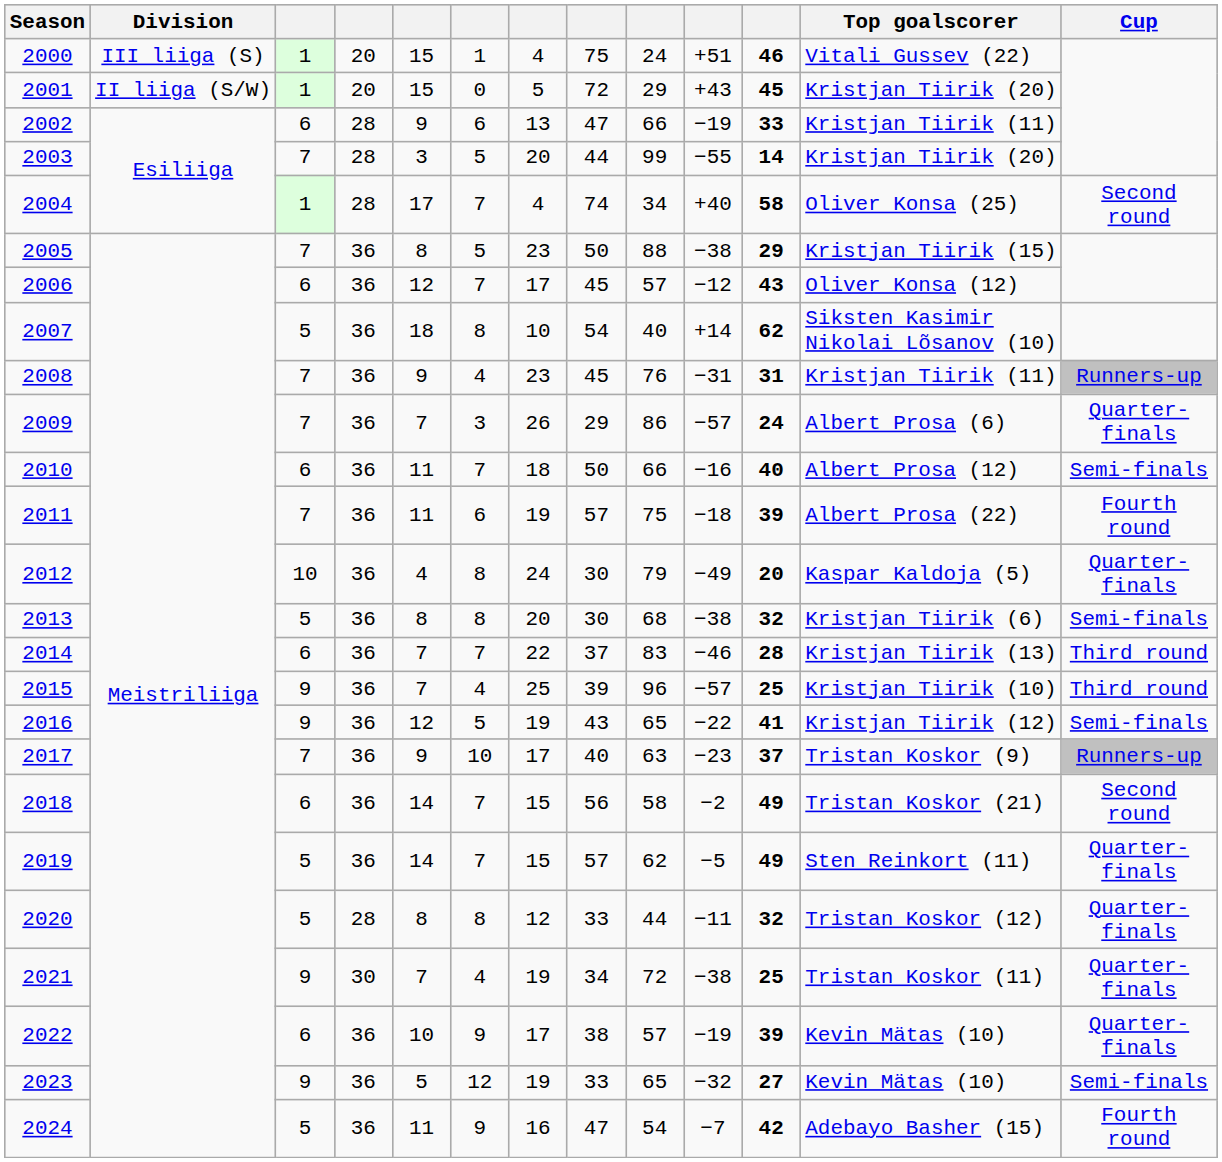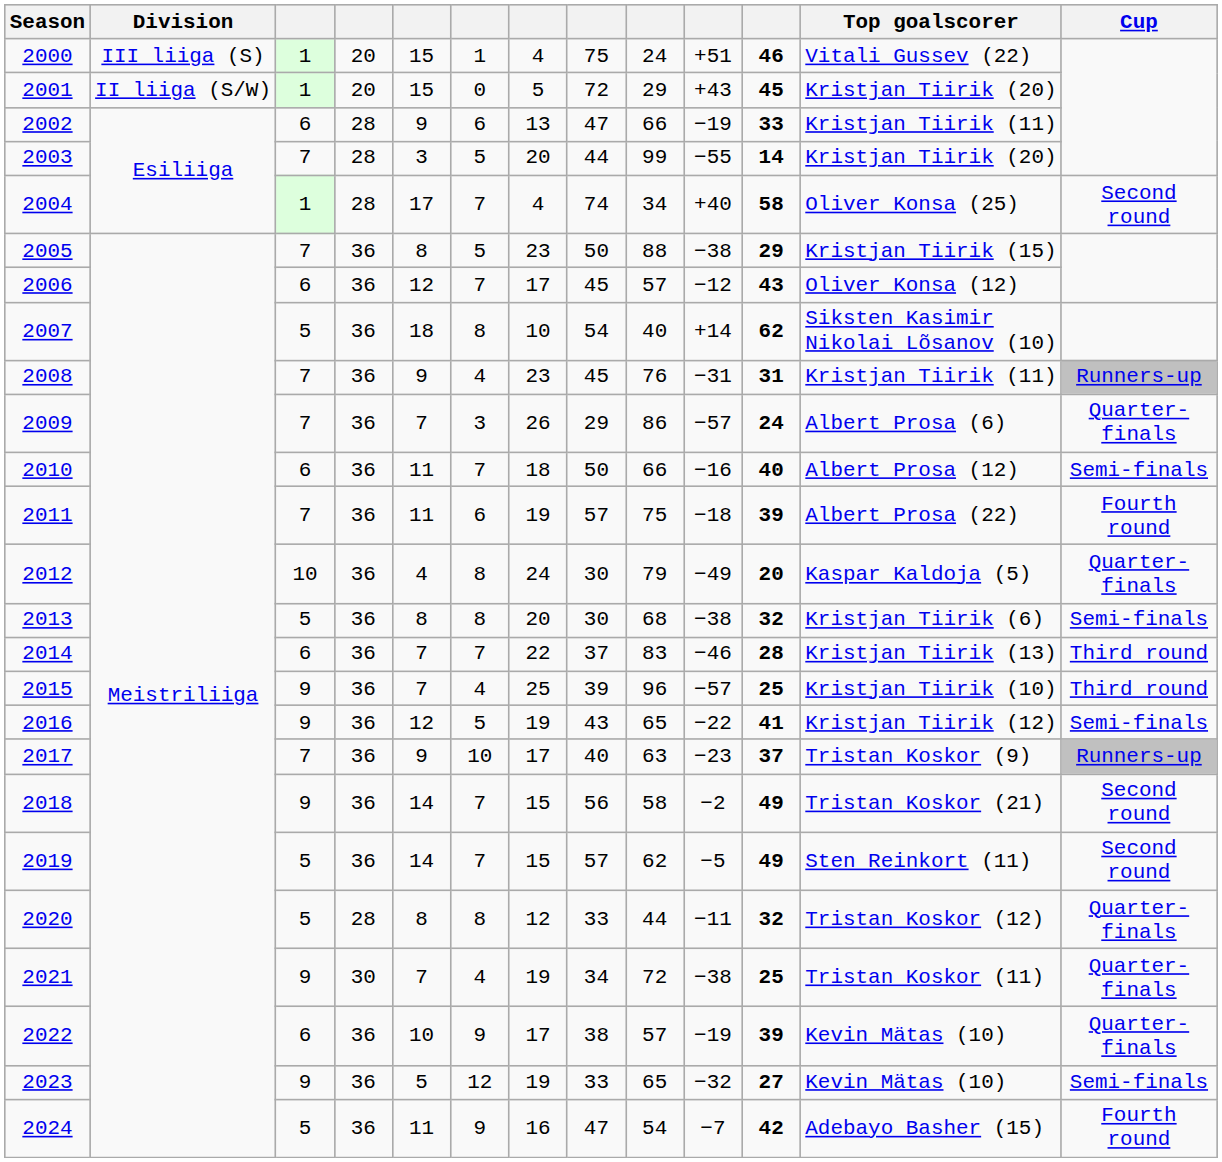(305, 803) 6 -> (305, 803) 9
(1139, 861) Quarter-finals -> (1139, 861) Second round
